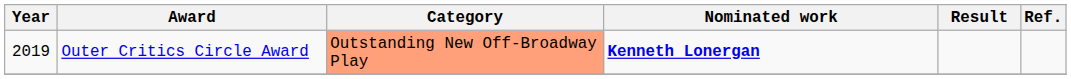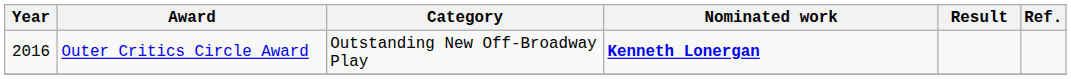(31, 53) 2019 -> (31, 53) 2016
(463, 53) lightsalmon background -> (463, 53) no background
